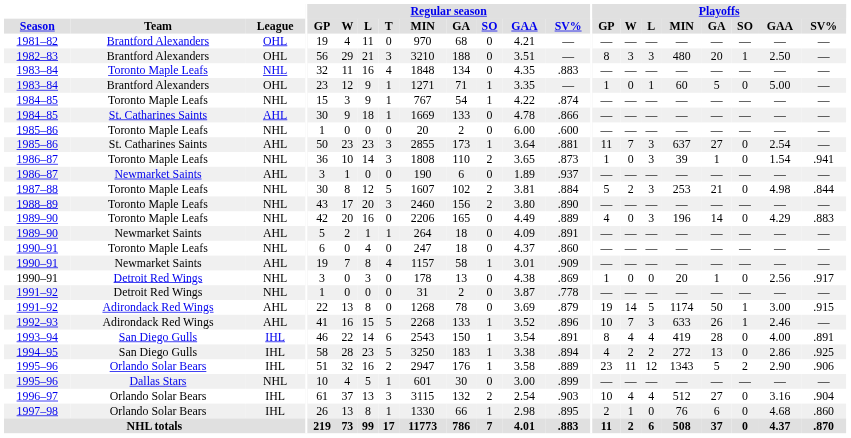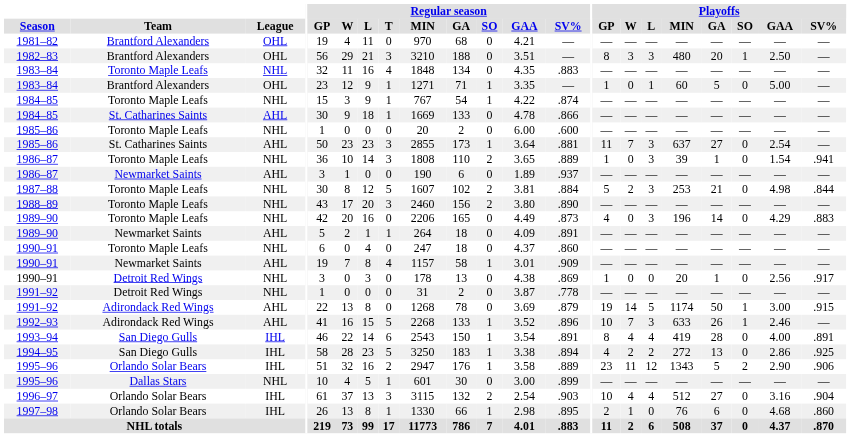(568, 159) .873 -> (568, 159) .889
(568, 218) .889 -> (568, 218) .873
